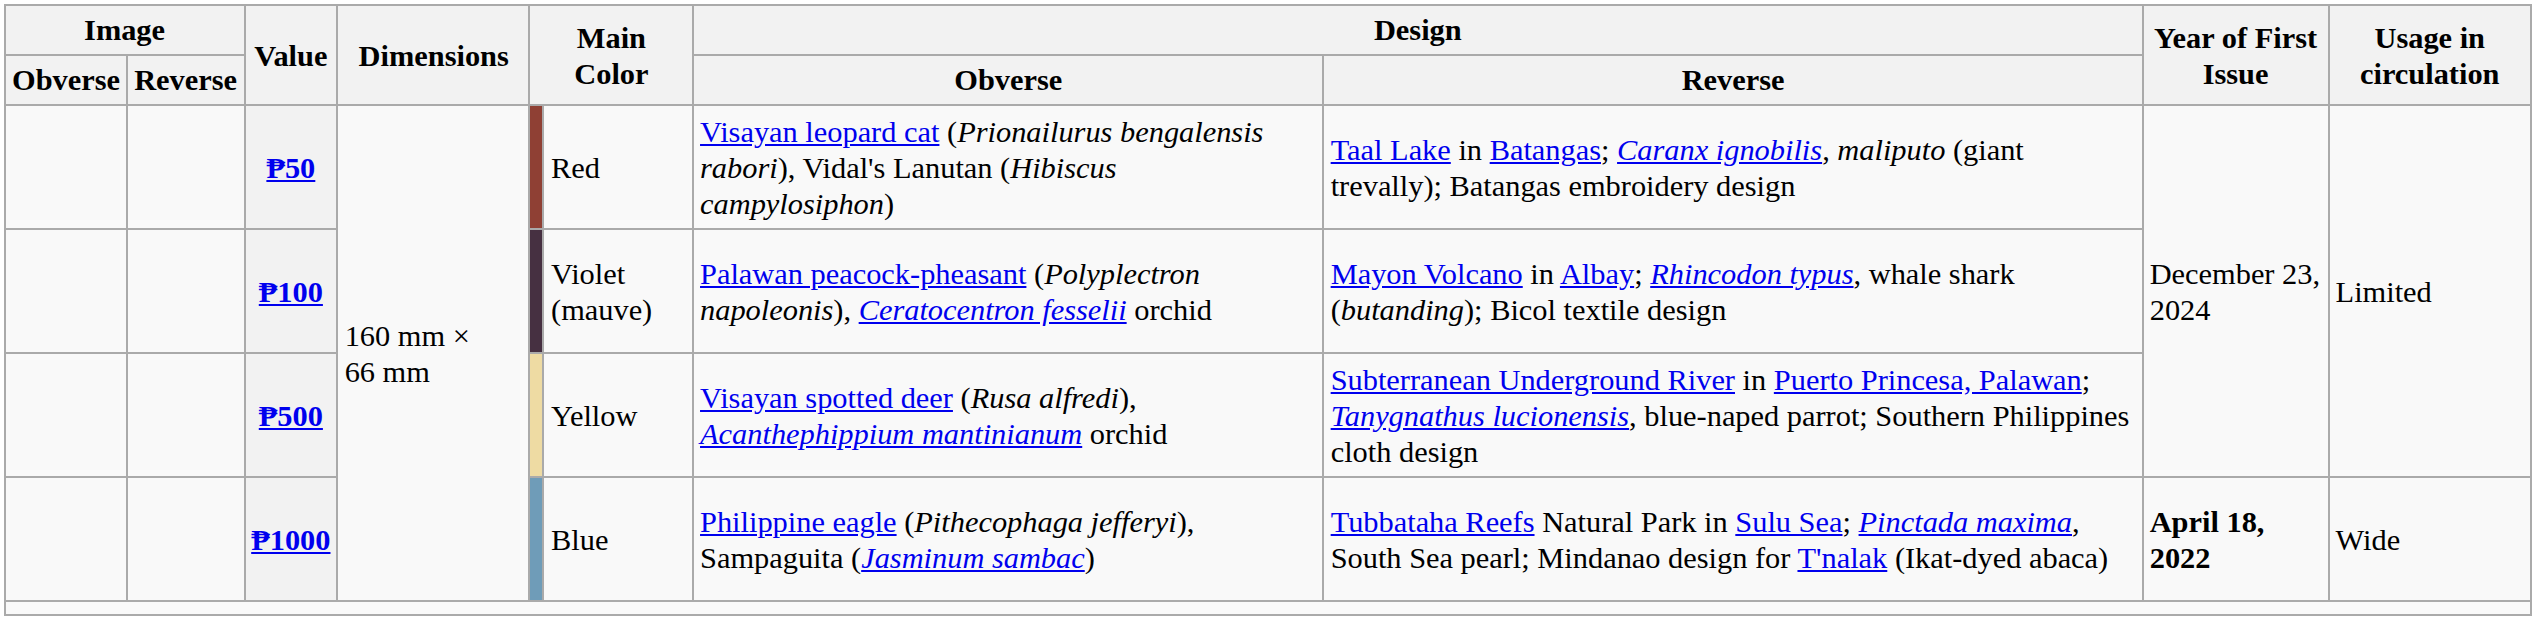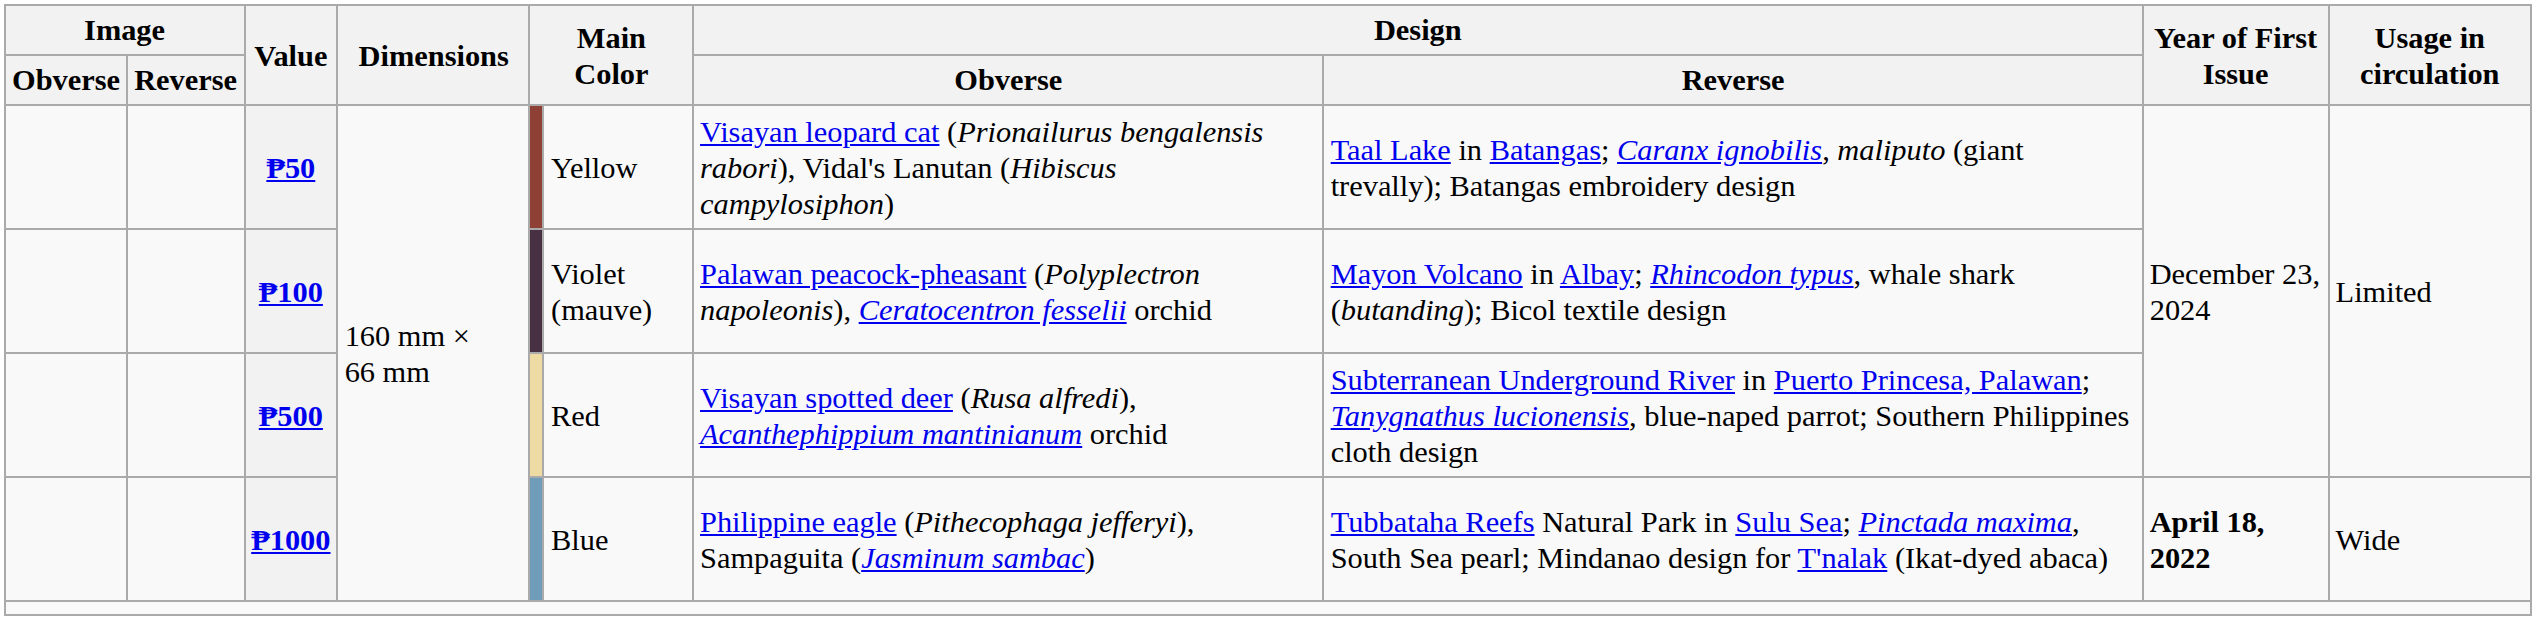(576, 166) Red -> (594, 166) Yellow
(594, 414) Yellow -> (576, 414) Red
